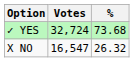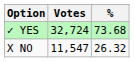(70, 48) 16,547 -> (70, 48) 11,547
